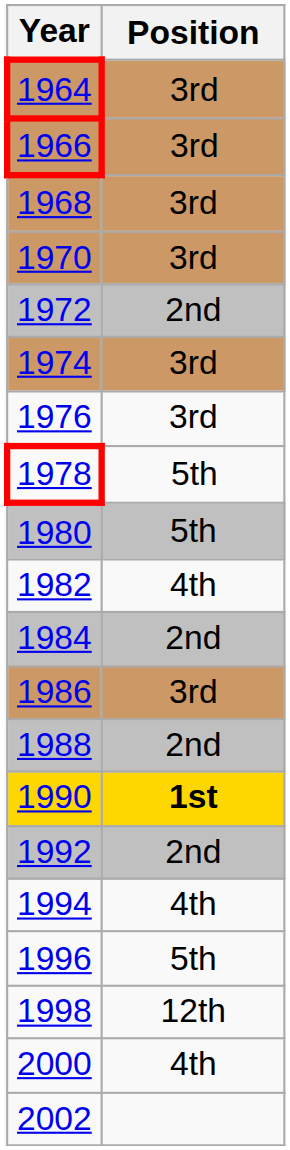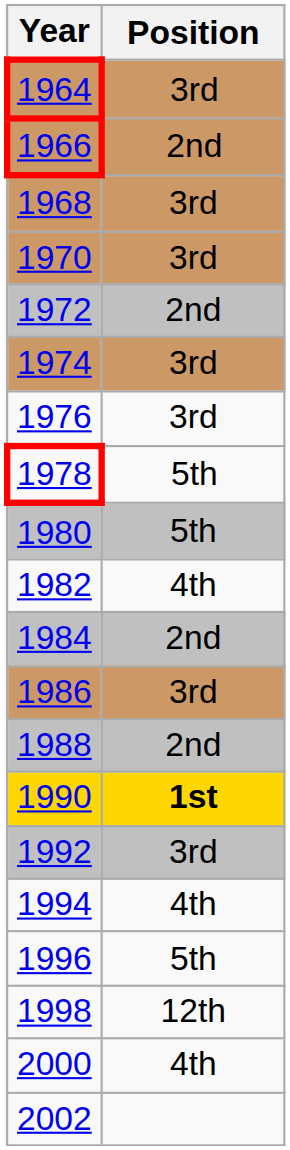(194, 146) 3rd -> (194, 146) 2nd
(193, 851) 2nd -> (193, 851) 3rd
